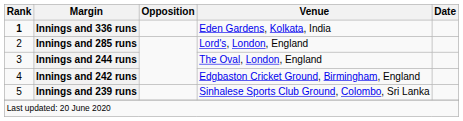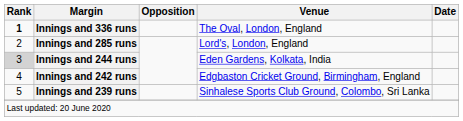(265, 28) Eden Gardens, Kolkata, India -> (261, 28) The Oval, London, England
(19, 60) no background -> (19, 60) lightgrey background
(261, 60) The Oval, London, England -> (265, 60) Eden Gardens, Kolkata, India
